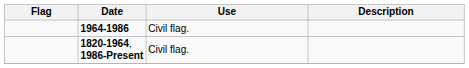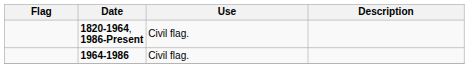rows swapped: (112, 50) <-> (105, 28)
